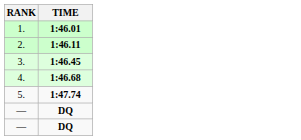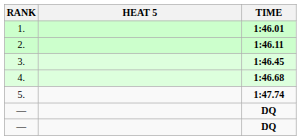+ column: (140, 13)
